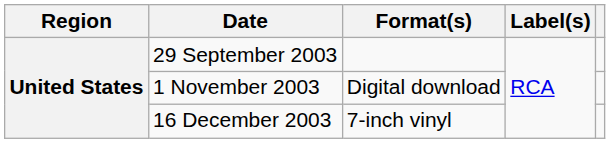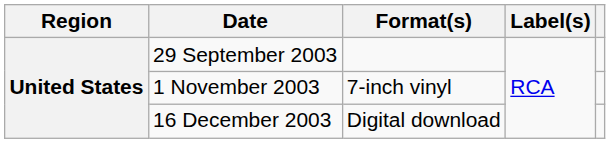(424, 87) Digital download -> (399, 87) 7-inch vinyl
(399, 120) 7-inch vinyl -> (424, 120) Digital download
